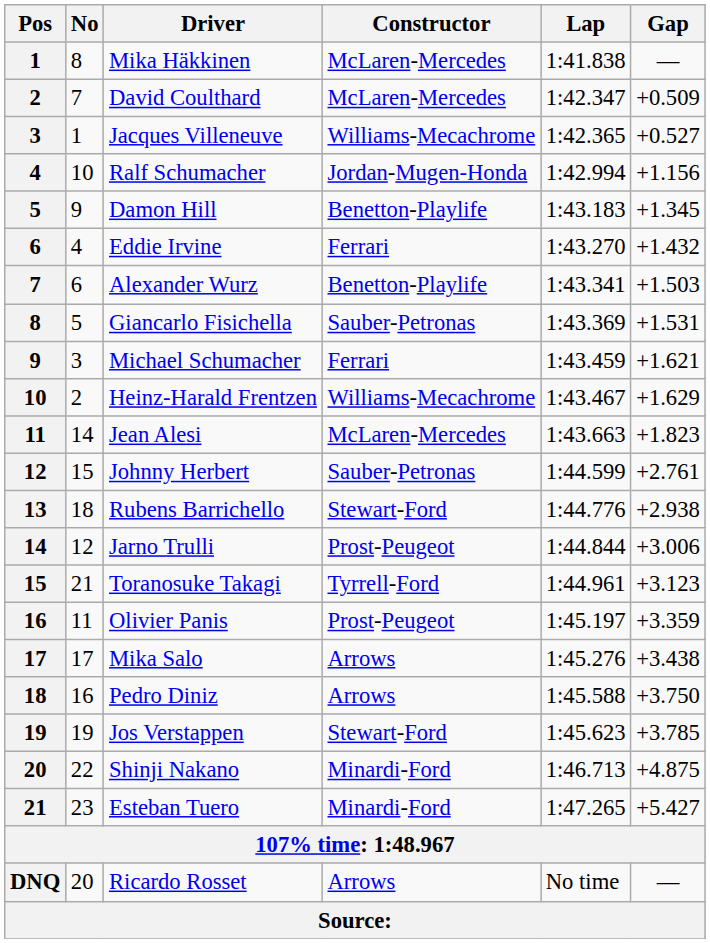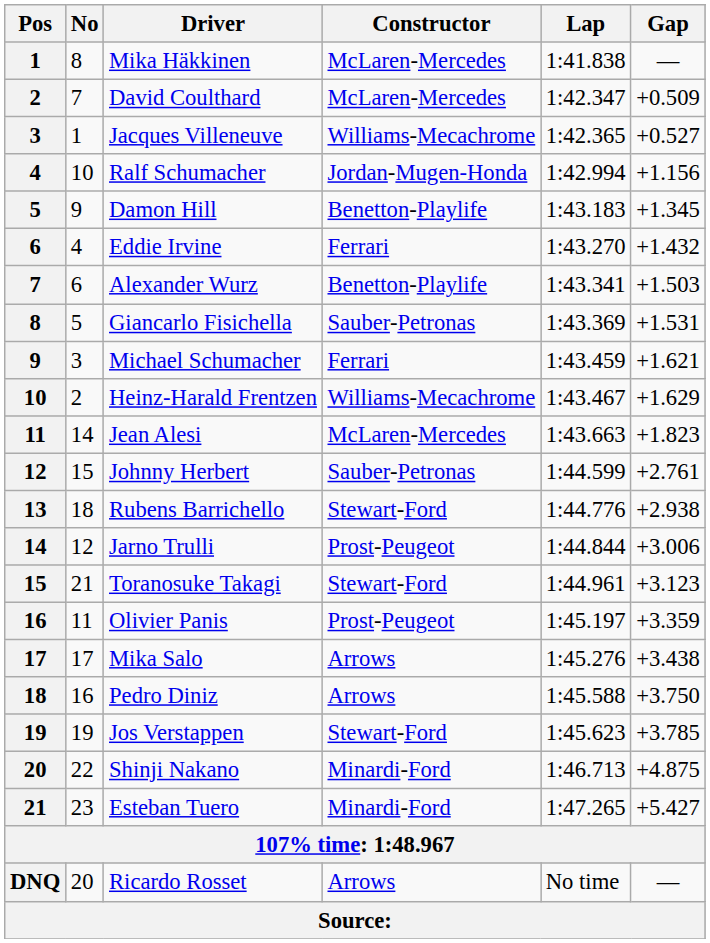(383, 583) Tyrrell-Ford -> (387, 583) Stewart-Ford
